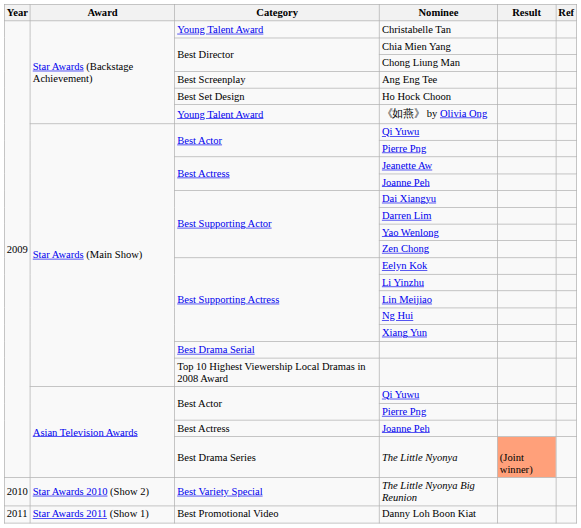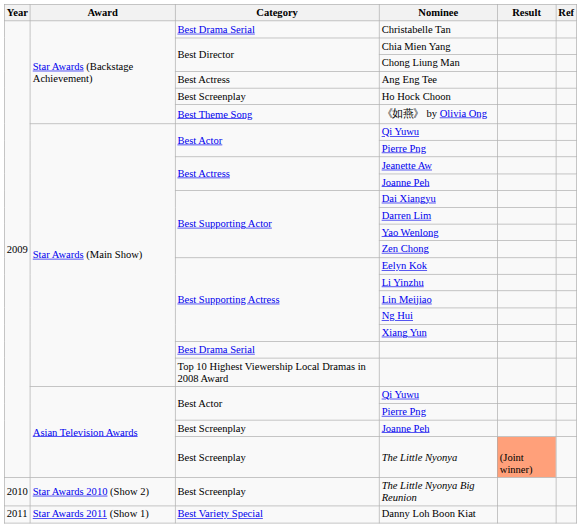(220, 29) Young Talent Award -> (216, 29) Best Drama Serial
(211, 79) Best Screenplay -> (204, 79) Best Actress
(211, 96) Best Set Design -> (212, 96) Best Screenplay
(220, 114) Young Talent Award -> (215, 114) Best Theme Song
(203, 428) Best Actress -> (212, 428) Best Screenplay
(216, 457) Best Drama Series -> (212, 457) Best Screenplay
(220, 491) Best Variety Special -> (212, 491) Best Screenplay
(228, 514) Best Promotional Video -> (220, 514) Best Variety Special
